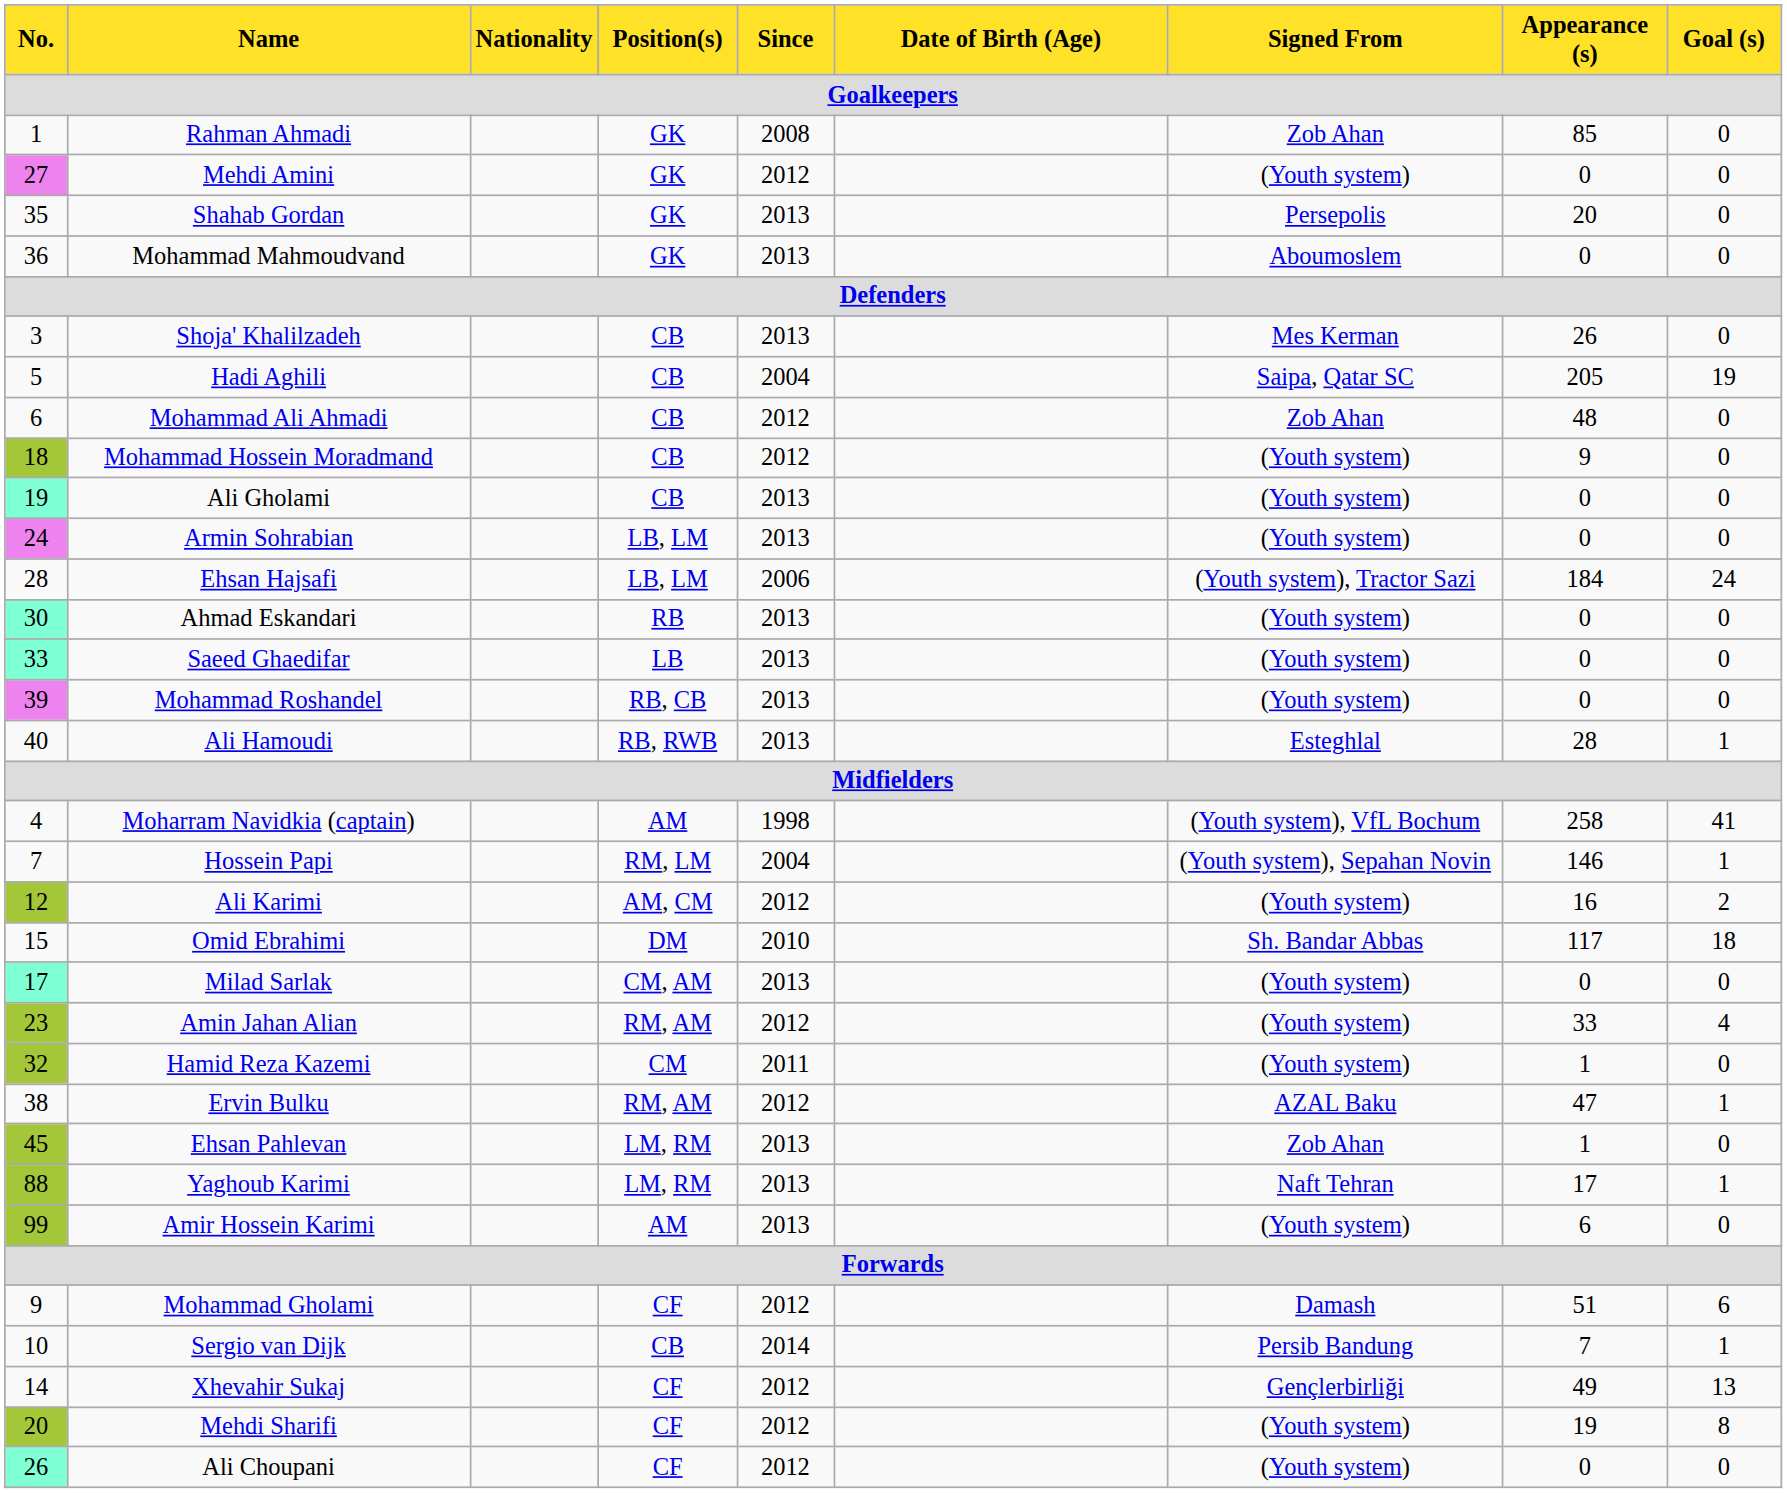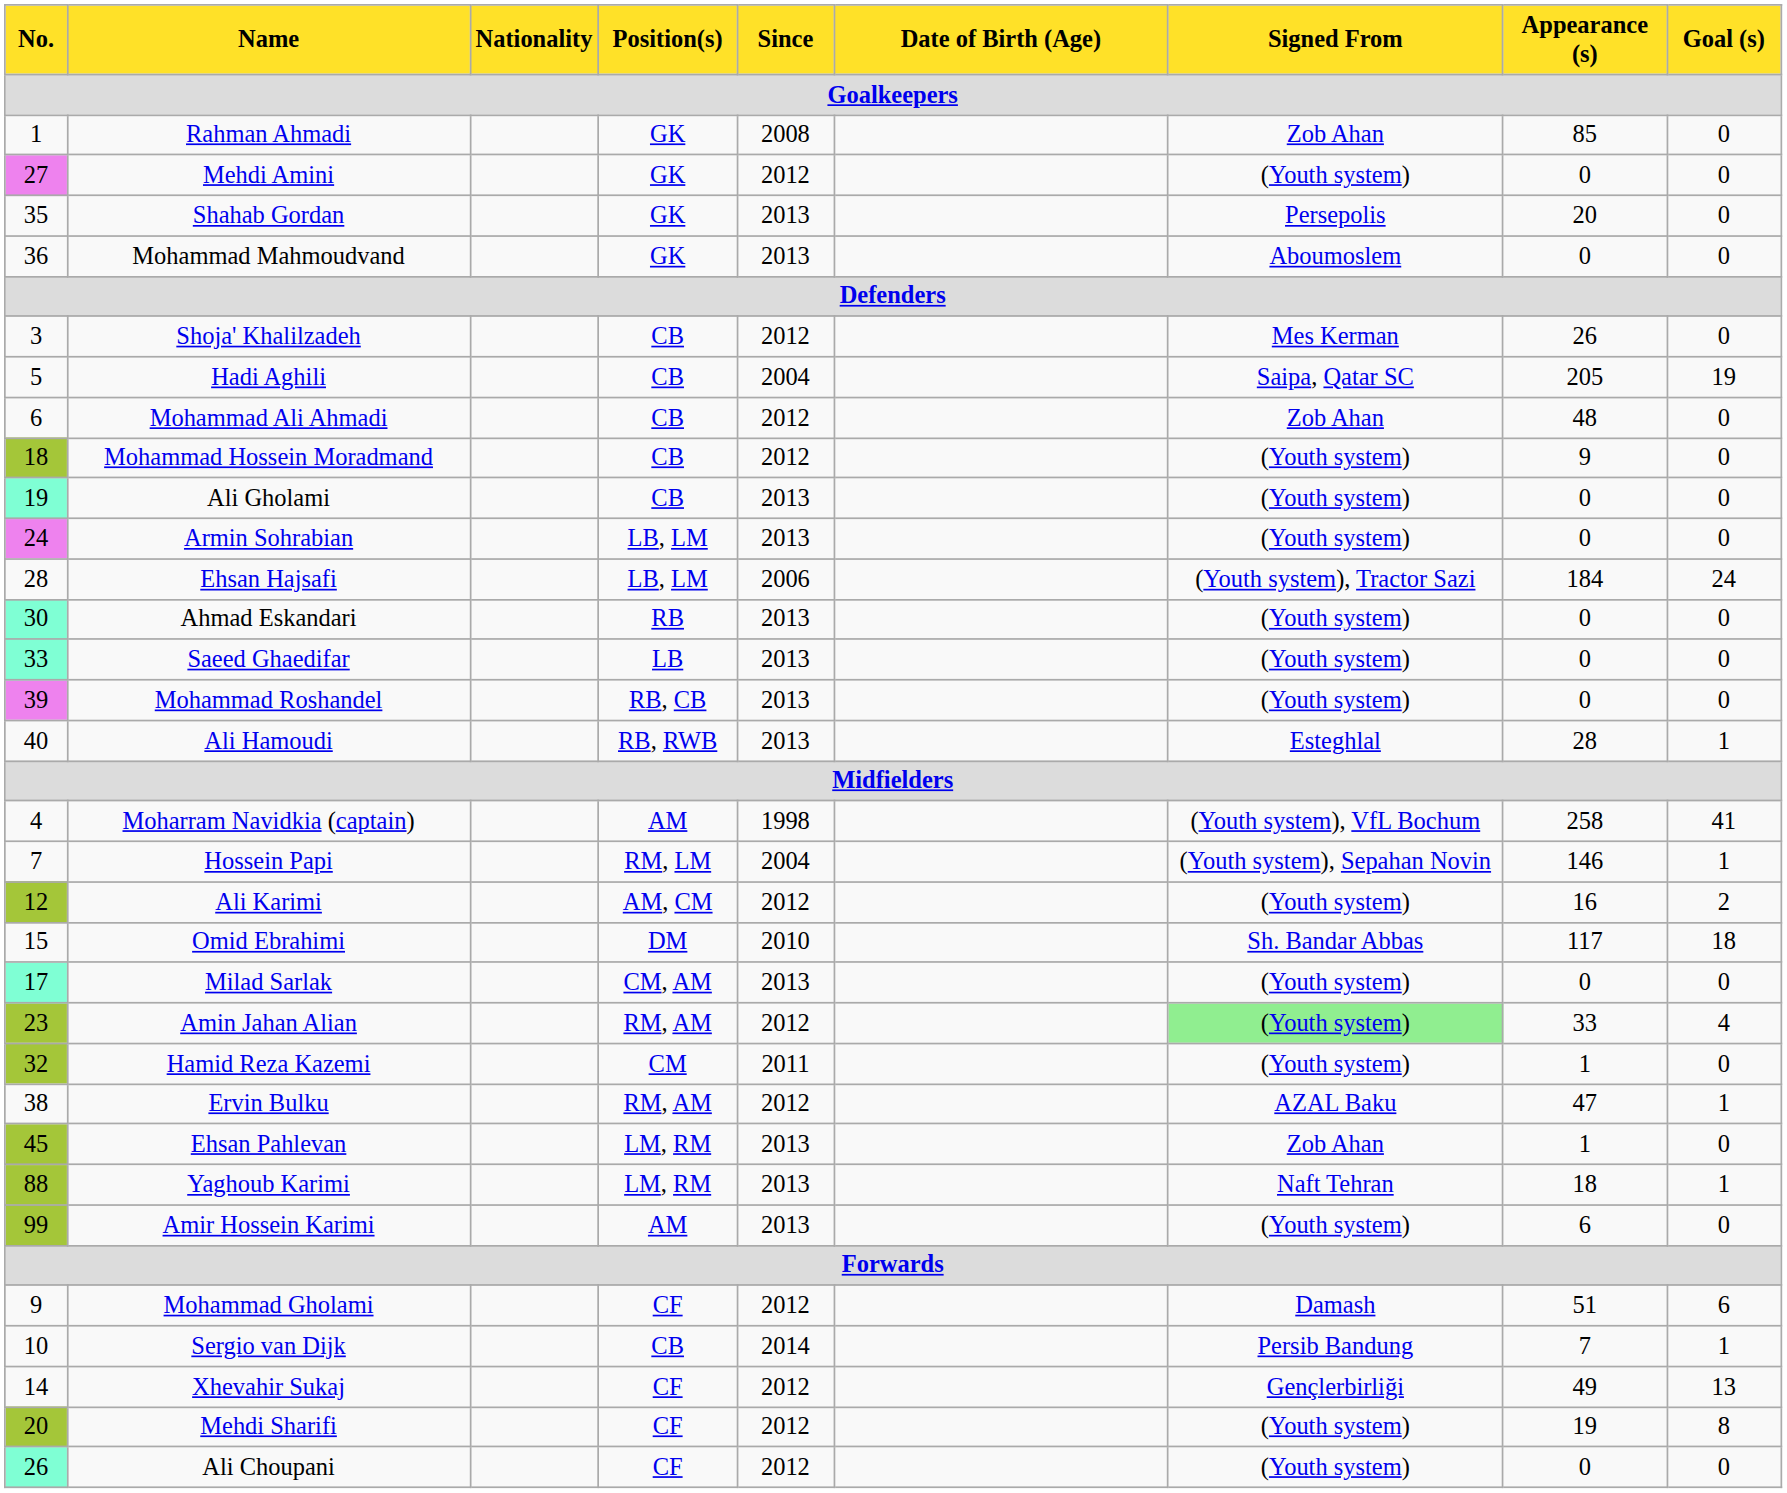(785, 336) 2013 -> (785, 336) 2012
(1335, 1022) no background -> (1335, 1022) lightgreen background
(1585, 1184) 17 -> (1585, 1184) 18
